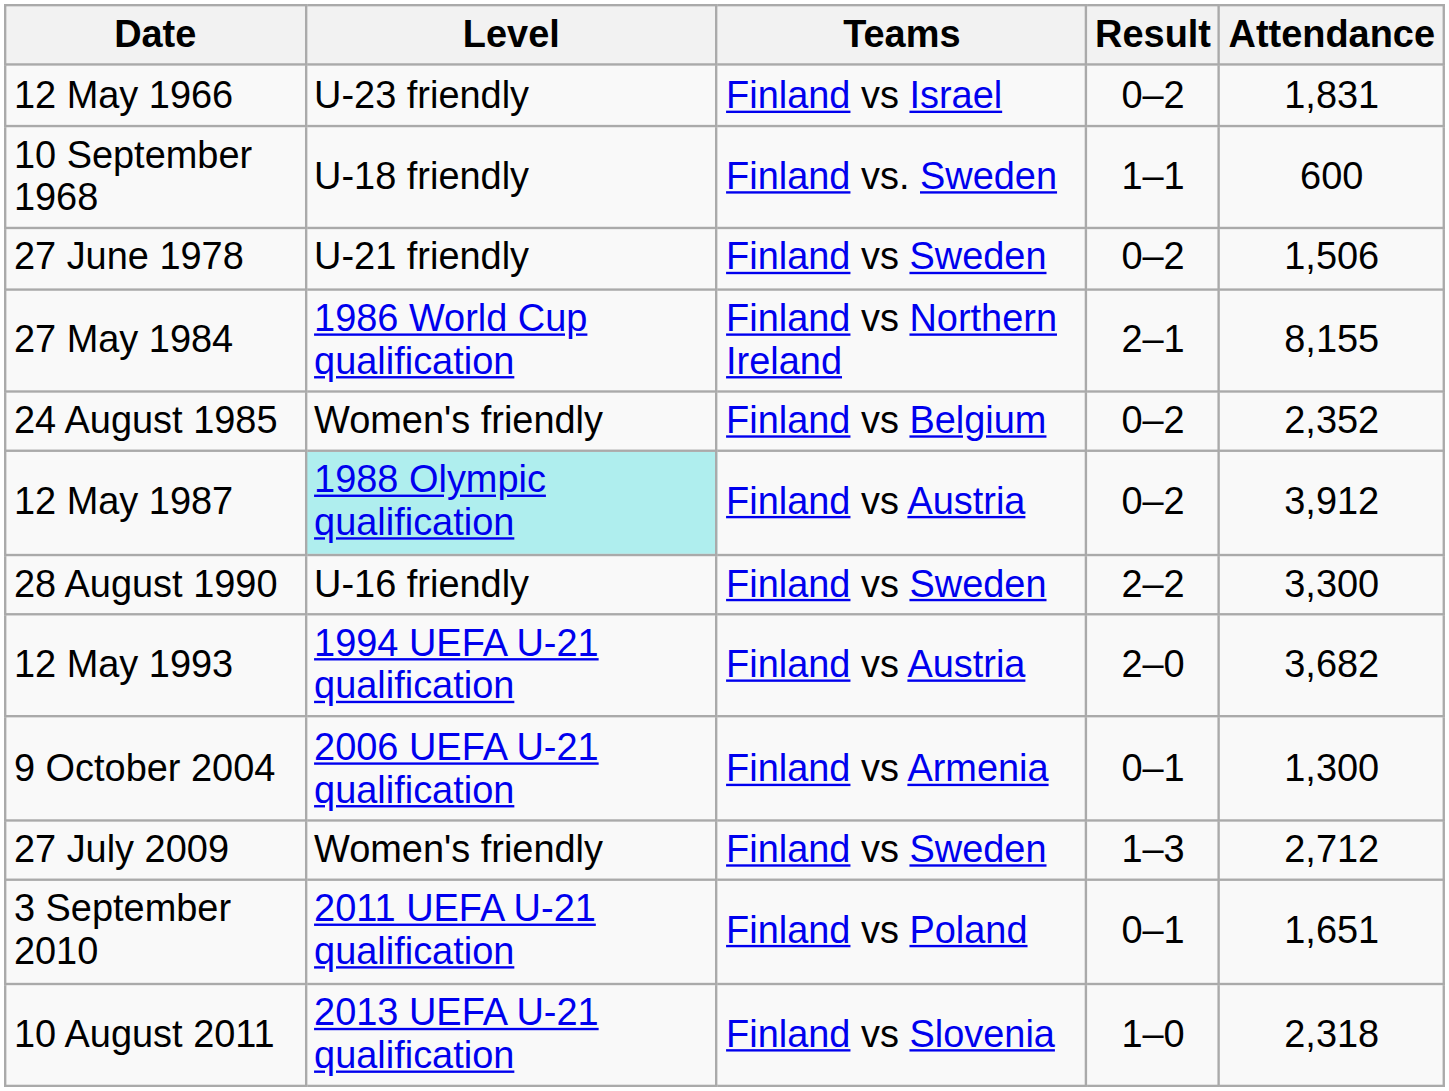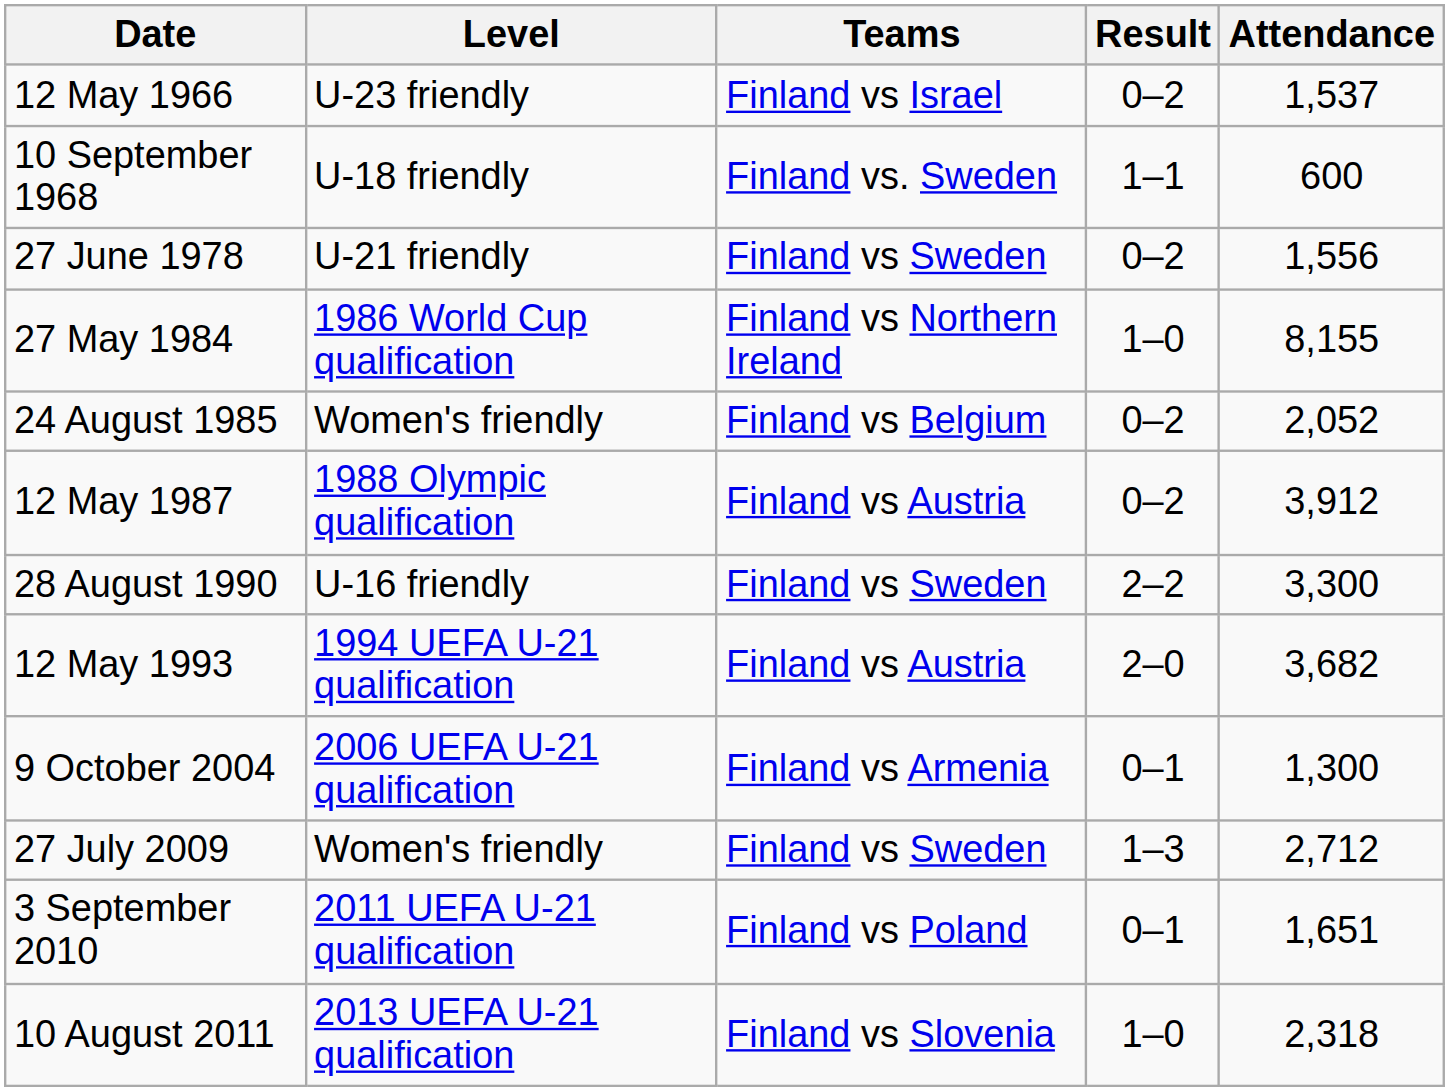(1332, 94) 1,831 -> (1332, 94) 1,537
(1332, 257) 1,506 -> (1332, 257) 1,556
(1153, 339) 2–1 -> (1153, 339) 1–0
(1332, 420) 2,352 -> (1332, 420) 2,052
(430, 502) paleturquoise background -> (430, 502) no background
